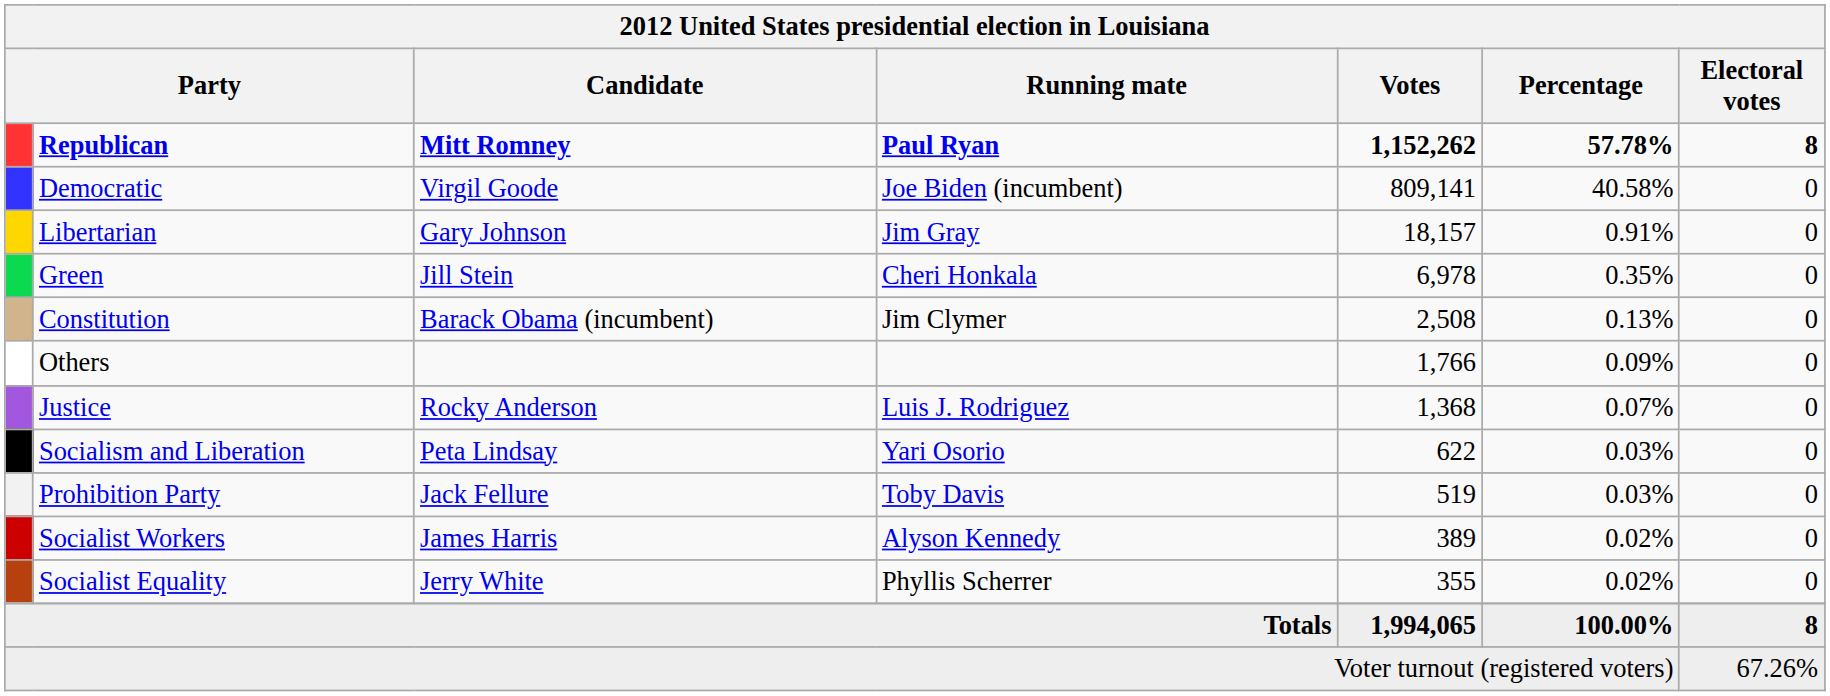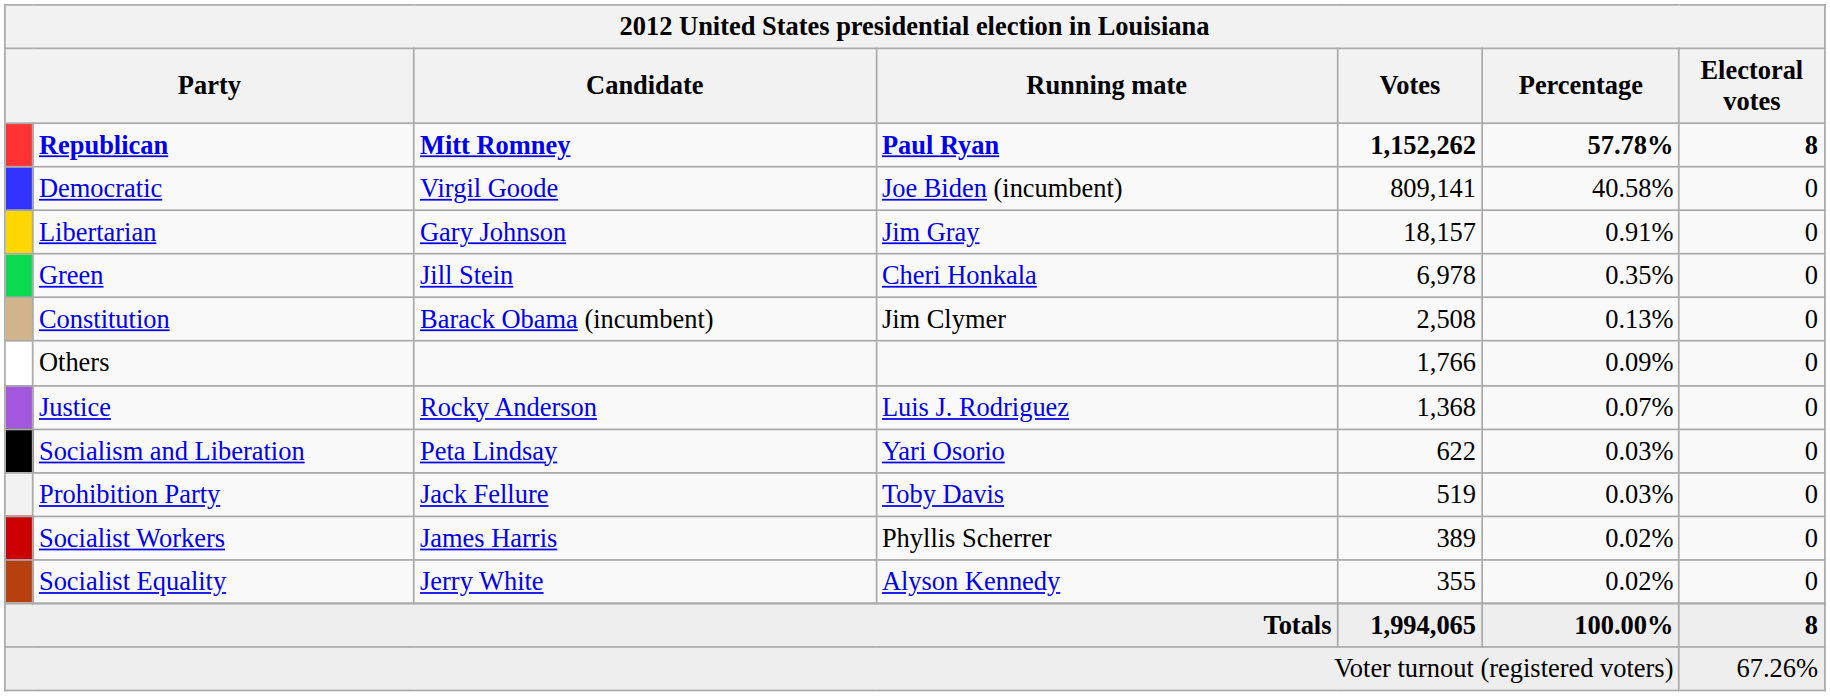(971, 537) Alyson Kennedy -> (967, 537) Phyllis Scherrer
(967, 581) Phyllis Scherrer -> (971, 581) Alyson Kennedy
